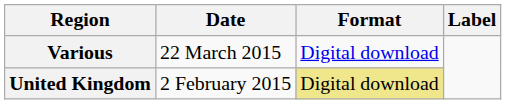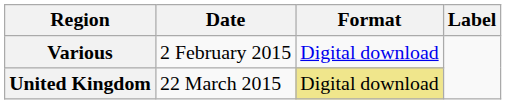(221, 51) 22 March 2015 -> (226, 51) 2 February 2015
(226, 83) 2 February 2015 -> (221, 83) 22 March 2015
